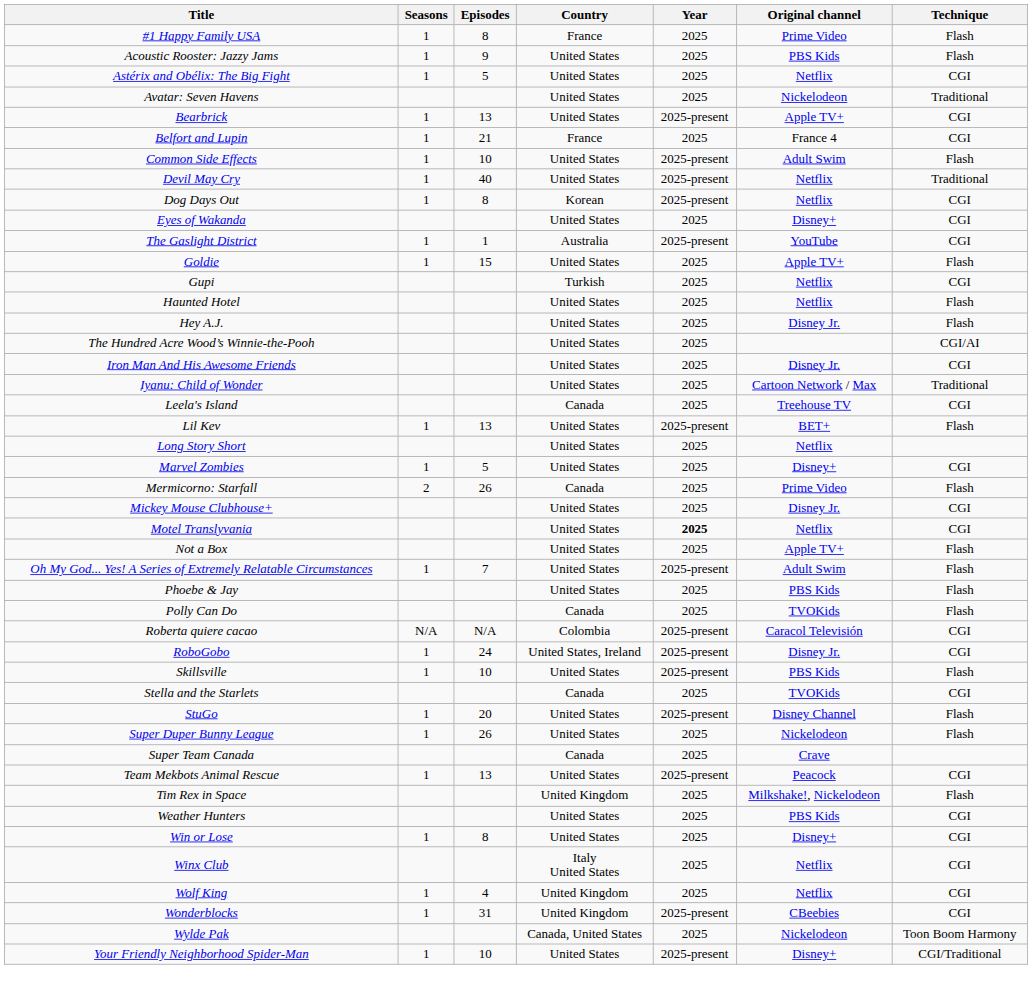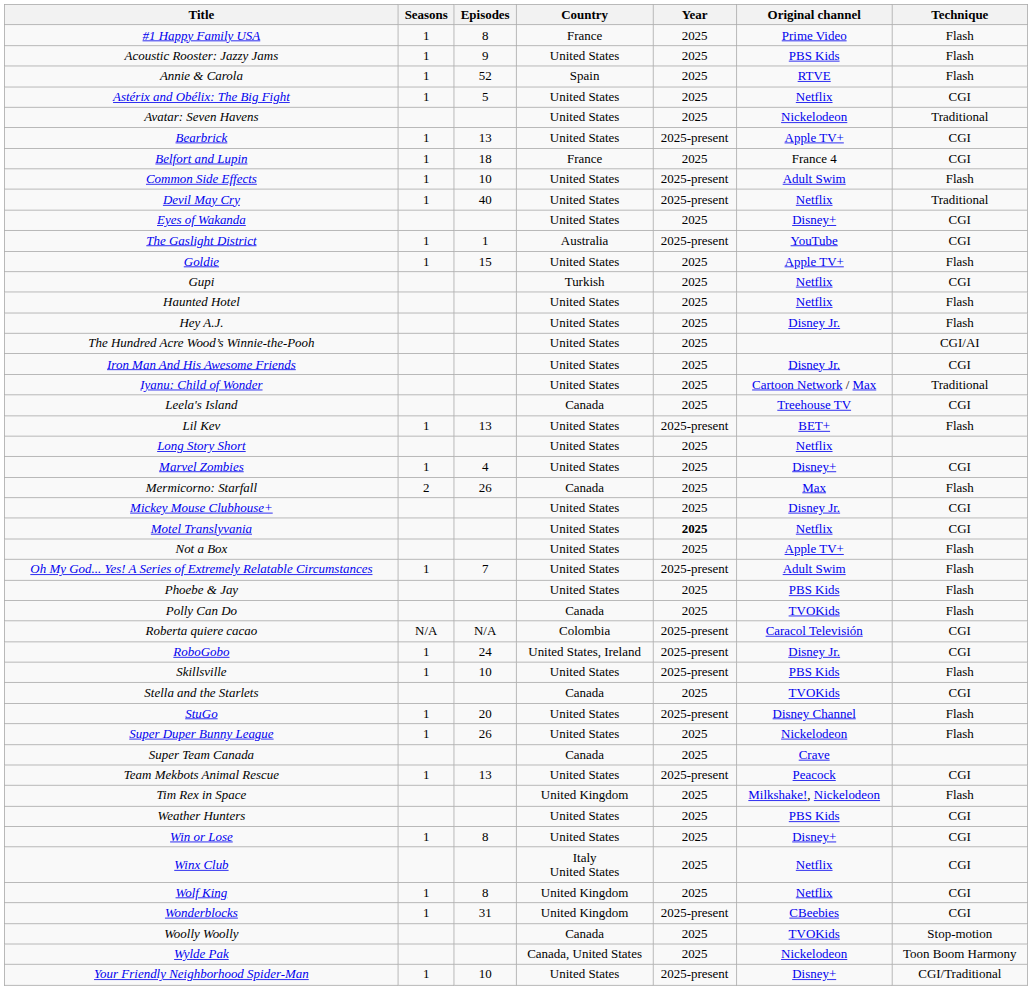+ row: (201, 76)
(485, 138) 21 -> (485, 158) 18
- row: (201, 199)
(485, 466) 5 -> (485, 466) 4
(814, 487) Prime Video -> (814, 487) Max
(485, 892) 4 -> (485, 892) 8
+ row: (201, 933)
